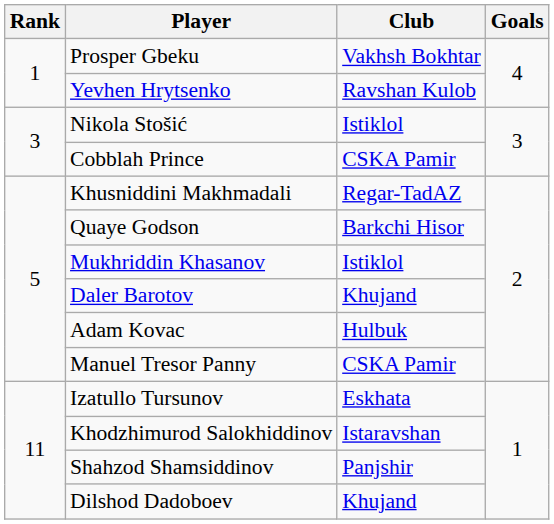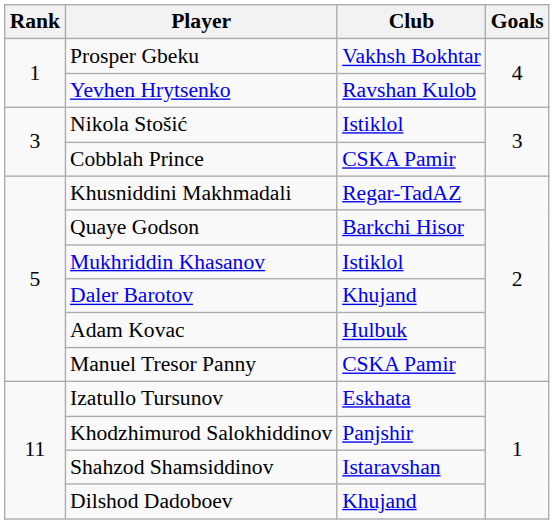(391, 432) Istaravshan -> (378, 432) Panjshir
(378, 466) Panjshir -> (391, 466) Istaravshan
